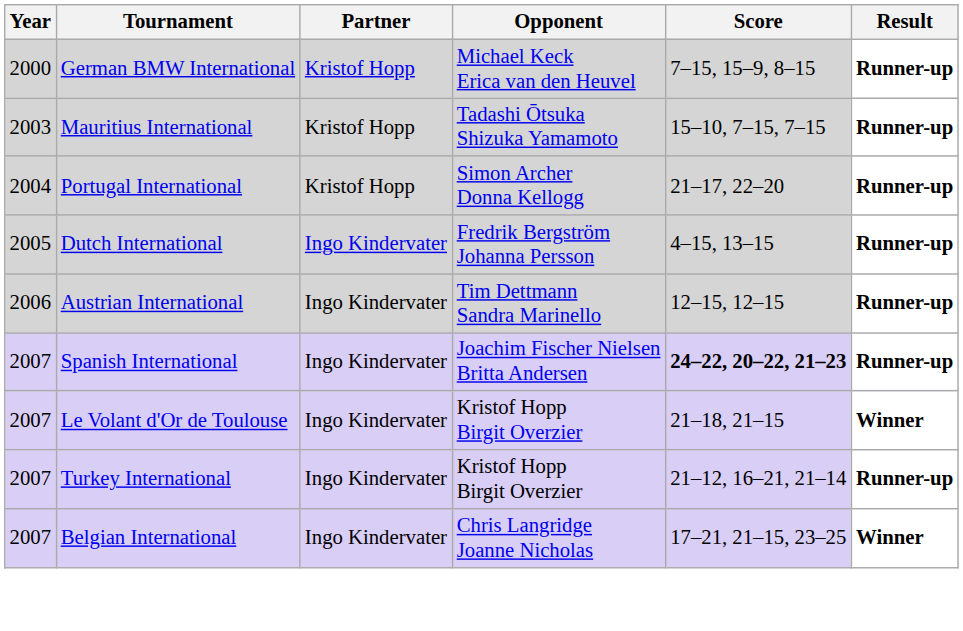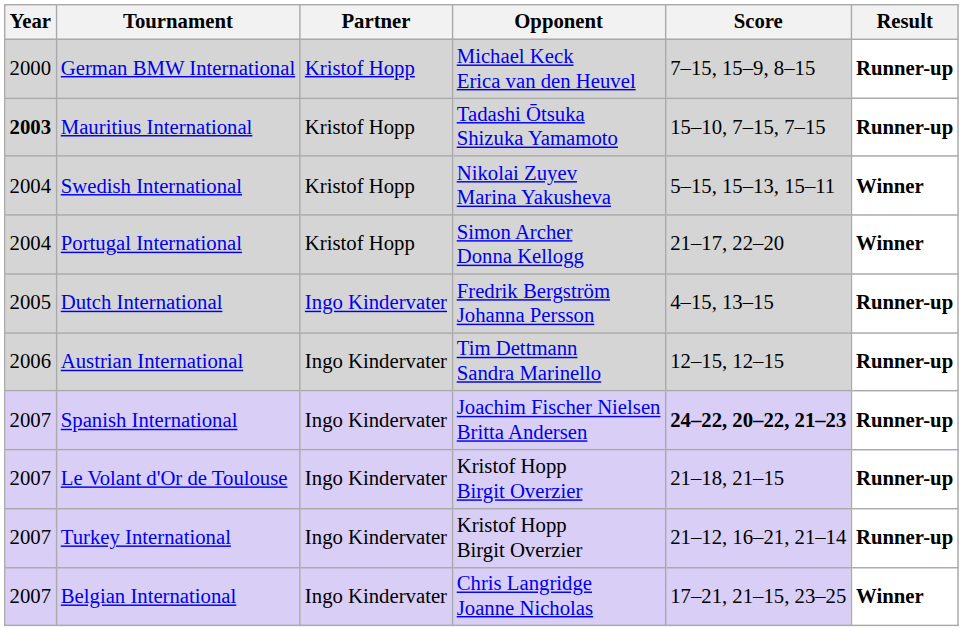(30, 127) normal -> (30, 127) bold
+ row: (151, 185)
(905, 185) Runner-up -> (890, 244) Winner
(890, 420) Winner -> (905, 479) Runner-up
